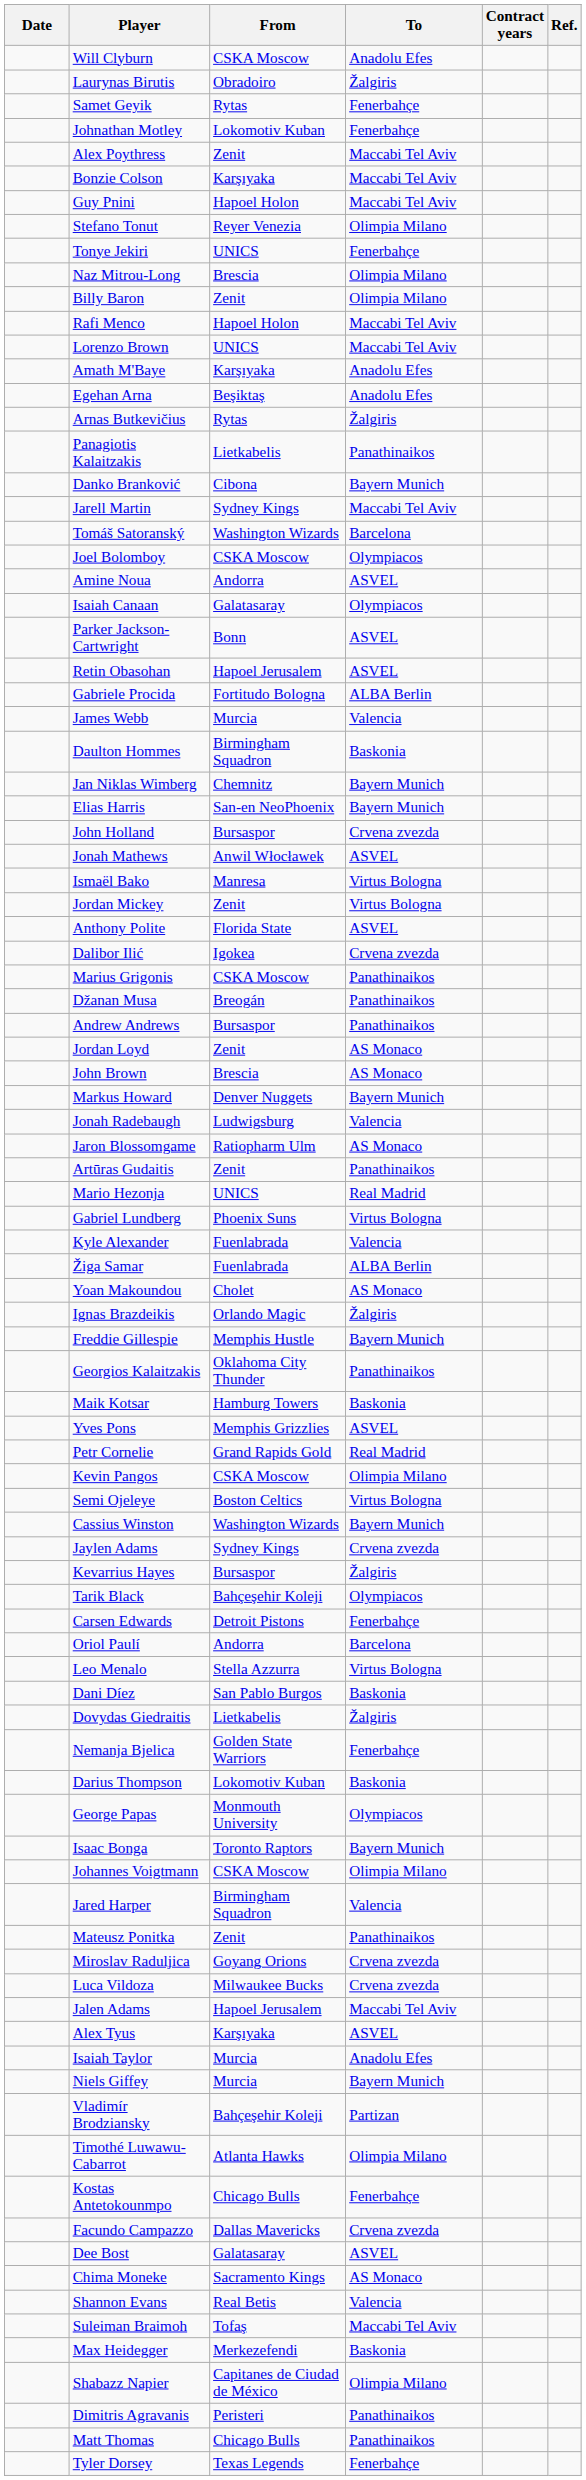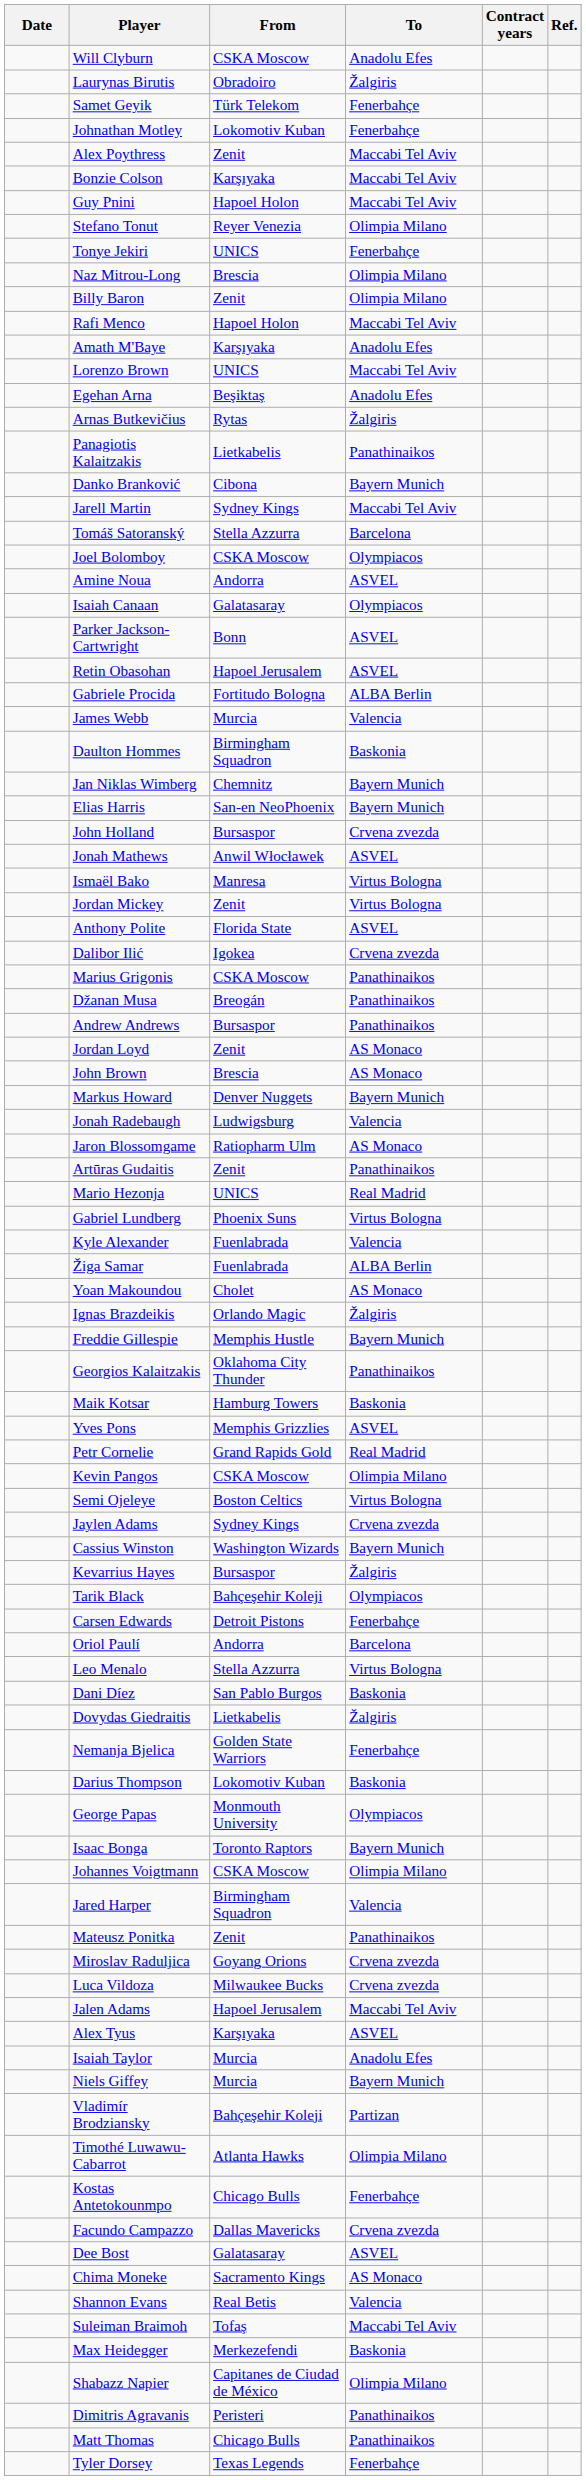(230, 105) Rytas -> (256, 105) Türk Telekom
rows swapped: (121, 347) <-> (119, 371)
(276, 532) Washington Wizards -> (256, 532) Stella Azzurra
rows swapped: (123, 1524) <-> (115, 1548)
